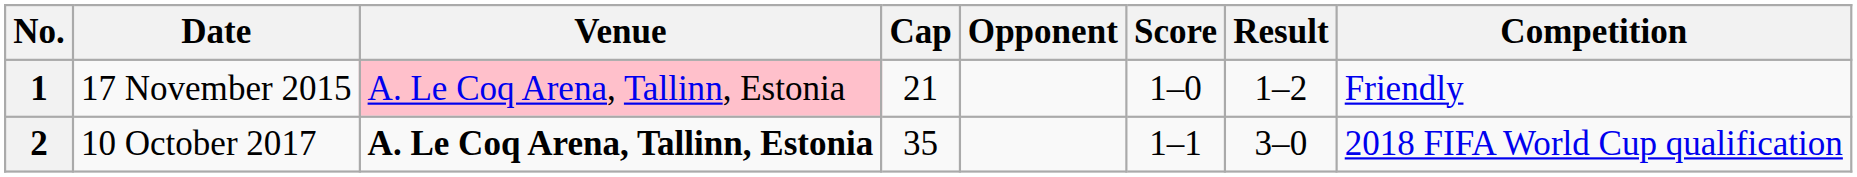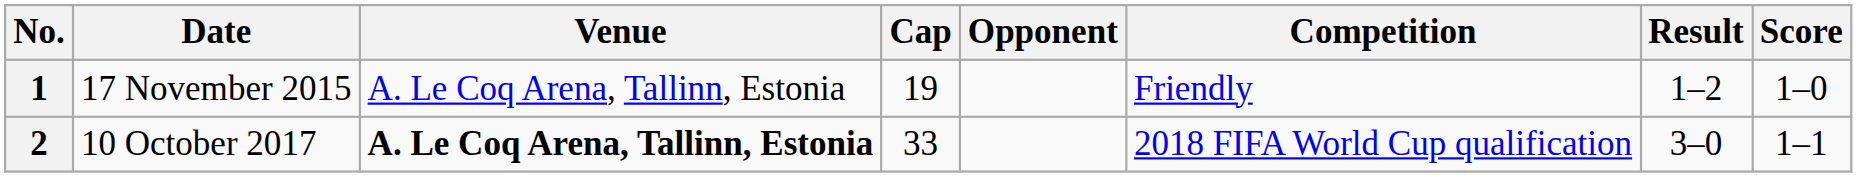columns swapped: (1175, 32) <-> (1594, 32)
(606, 87) pink background -> (606, 87) no background
(921, 87) 21 -> (921, 87) 19
(921, 143) 35 -> (921, 143) 33
